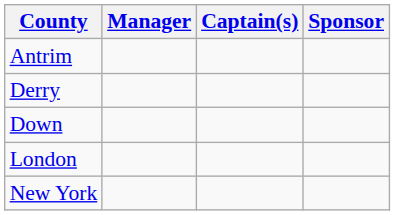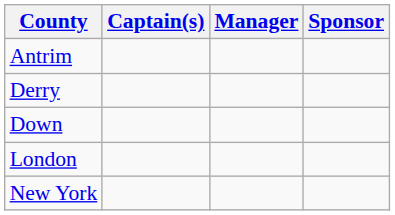columns swapped: (149, 21) <-> (250, 21)
